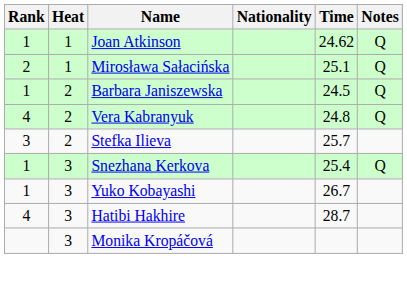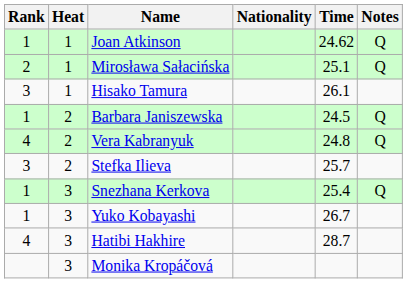+ row: (139, 91)
